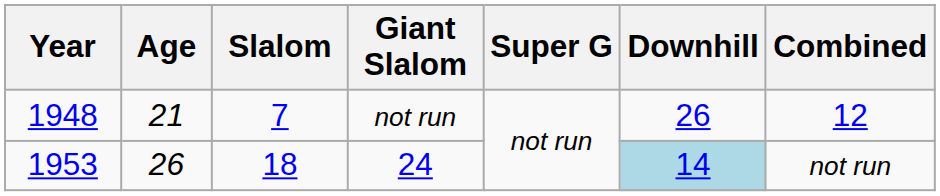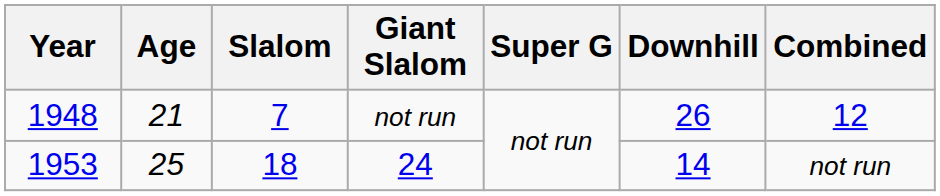(166, 164) 26 -> (166, 164) 25
(693, 164) lightblue background -> (693, 164) no background
